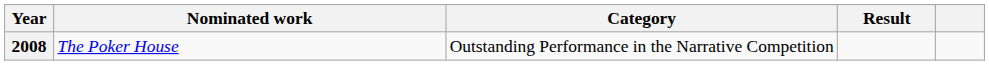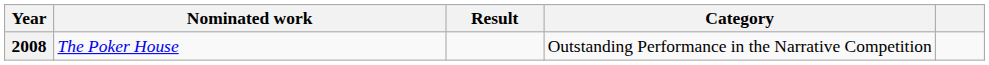columns swapped: (642, 18) <-> (887, 18)
